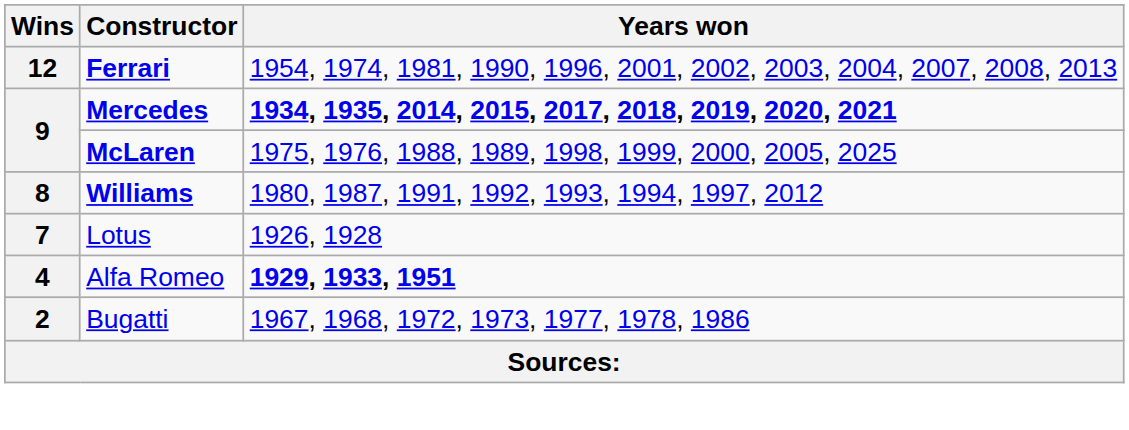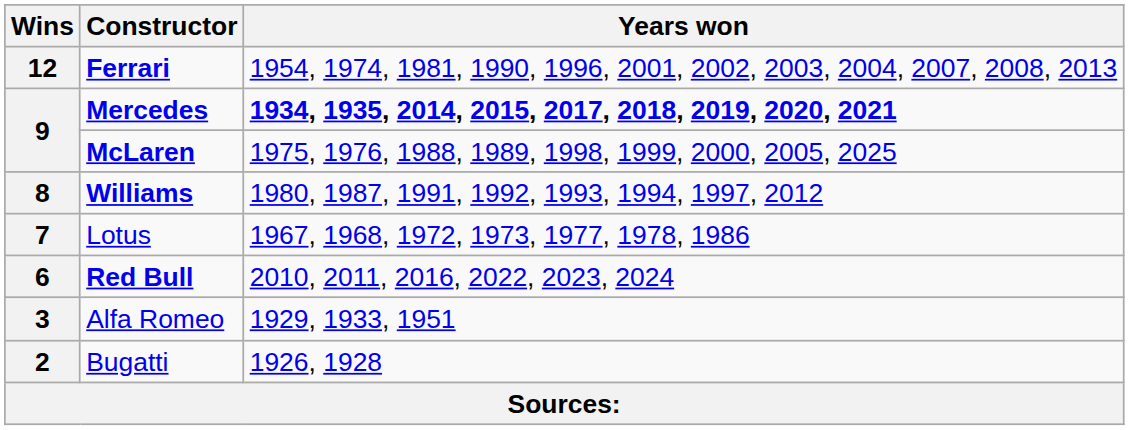(316, 235) 1926, 1928 -> (500, 235) 1967, 1968, 1972, 1973, 1977, 1978, 1986
+ row: (140, 277)
(42, 277) 4 -> (42, 319) 3
(353, 277) bold -> (353, 319) normal
(500, 319) 1967, 1968, 1972, 1973, 1977, 1978, 1986 -> (316, 361) 1926, 1928
